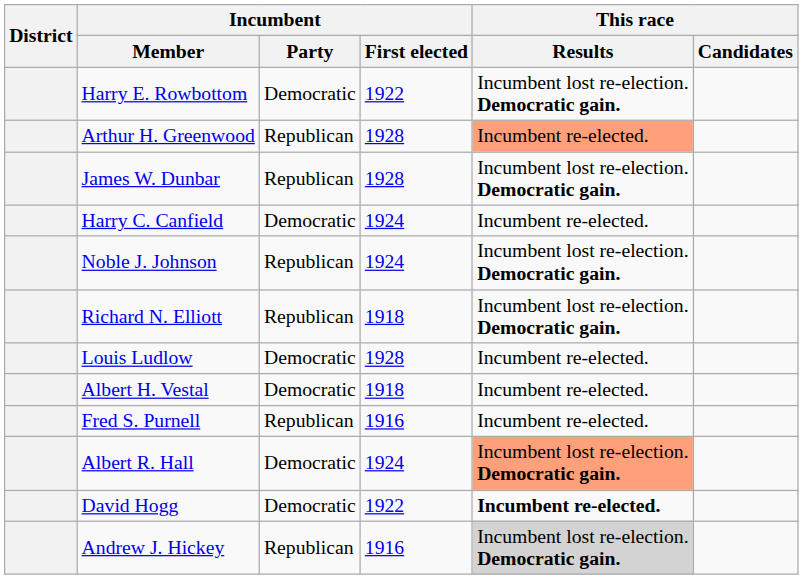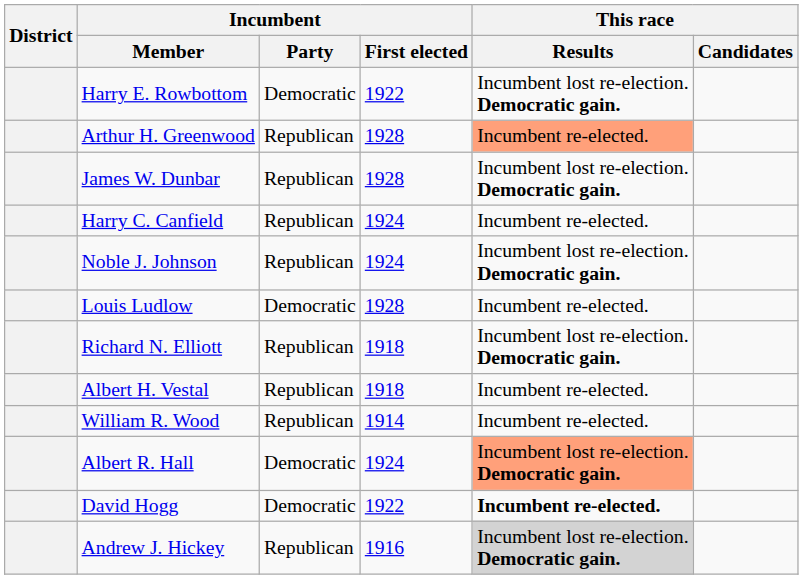(310, 220) Democratic -> (309, 220) Republican
rows swapped: (152, 316) <-> (137, 358)
(310, 389) Democratic -> (309, 389) Republican
- row: (141, 420)
+ row: (150, 420)
